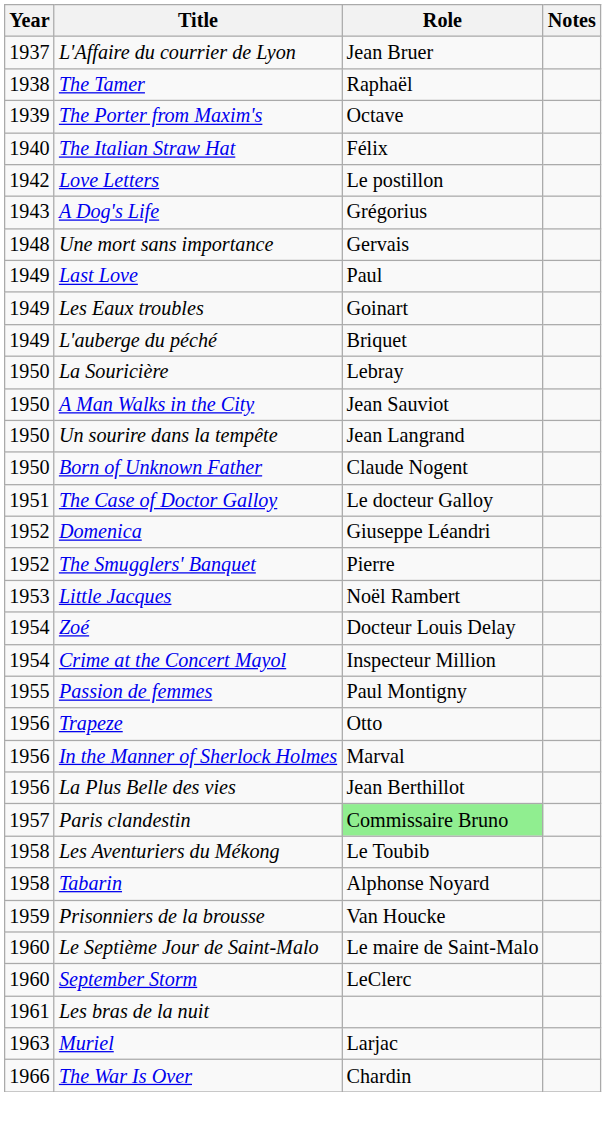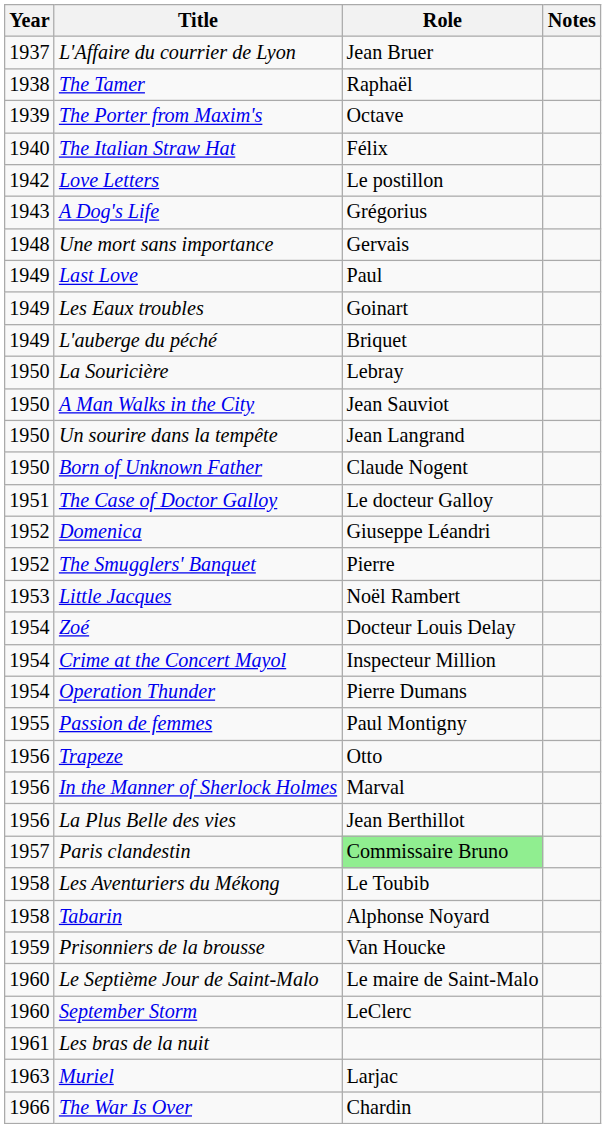+ row: (137, 691)
